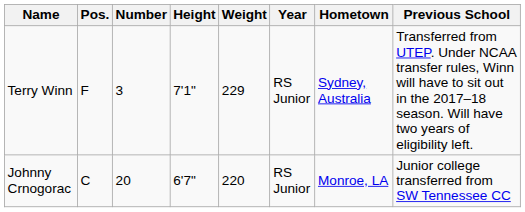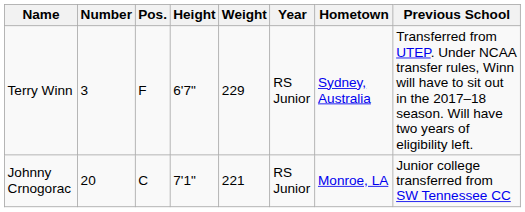columns swapped: (141, 15) <-> (95, 15)
(185, 90) 7'1" -> (185, 90) 6'7"
(185, 180) 6'7" -> (185, 180) 7'1"
(233, 180) 220 -> (233, 180) 221
